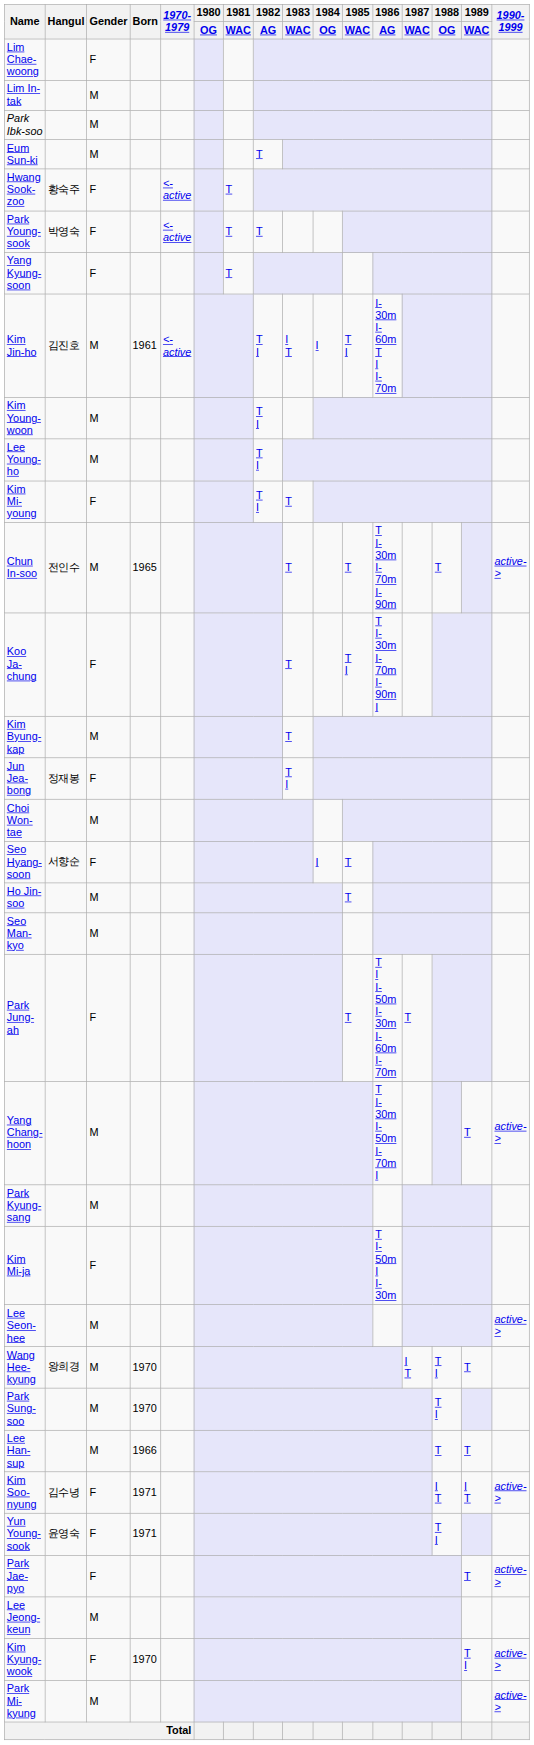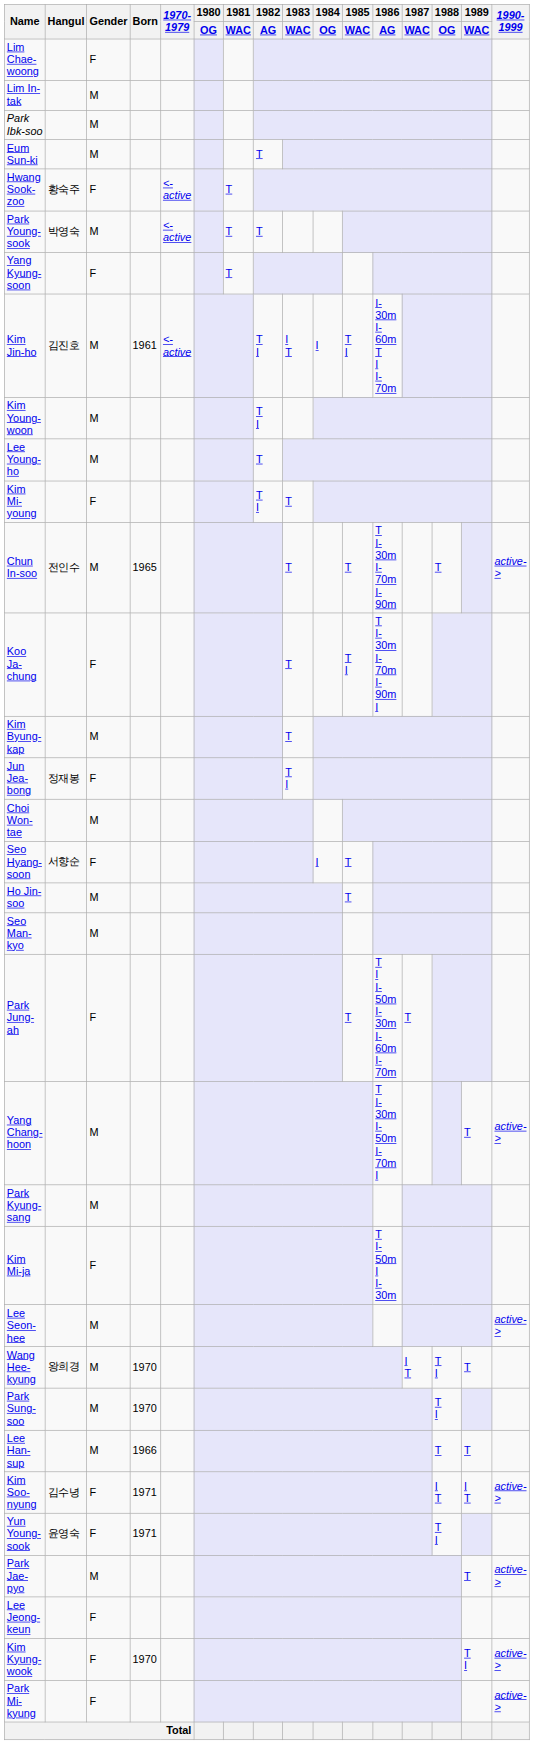(93, 231) F -> (94, 231) M
(259, 459) T I -> (259, 459) T
(93, 1576) F -> (94, 1576) M
(94, 1617) M -> (93, 1617) F
(94, 1701) M -> (93, 1701) F
